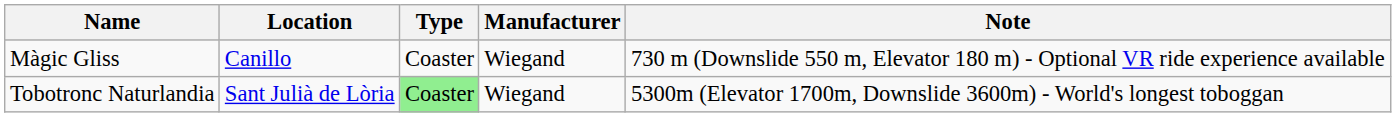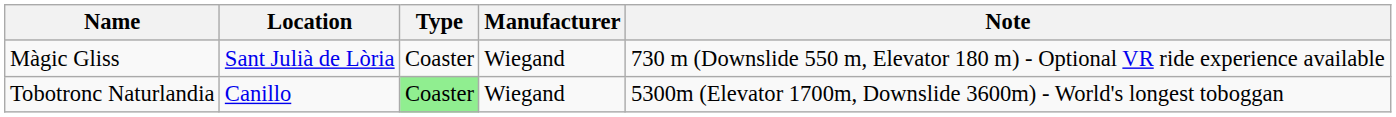(258, 58) Canillo -> (310, 58) Sant Julià de Lòria
(310, 93) Sant Julià de Lòria -> (258, 93) Canillo
